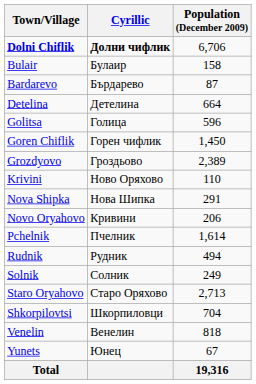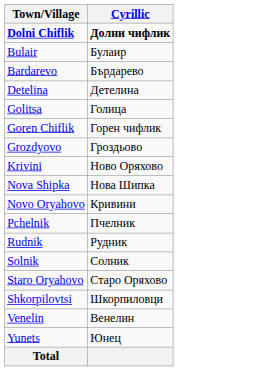- column: (212, 20)
